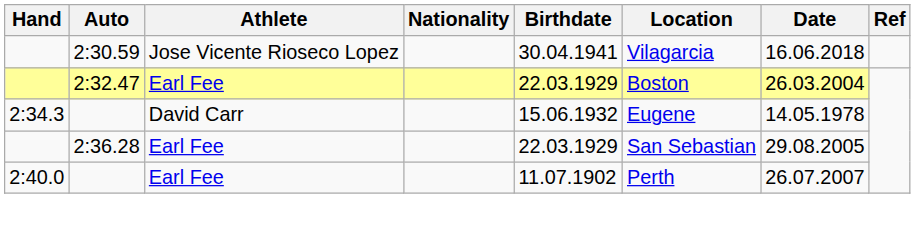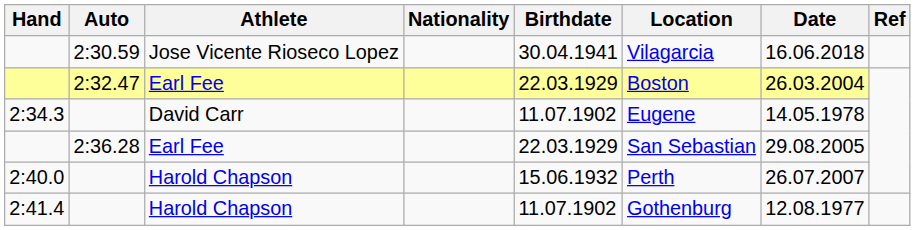(568, 114) 15.06.1932 -> (567, 114) 11.07.1902
(186, 177) Earl Fee -> (221, 177) Harold Chapson
(567, 177) 11.07.1902 -> (568, 177) 15.06.1932
+ row: (37, 209)
